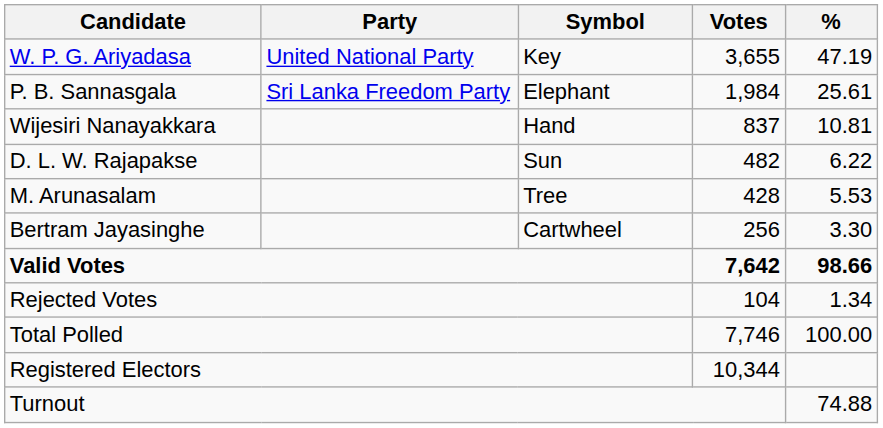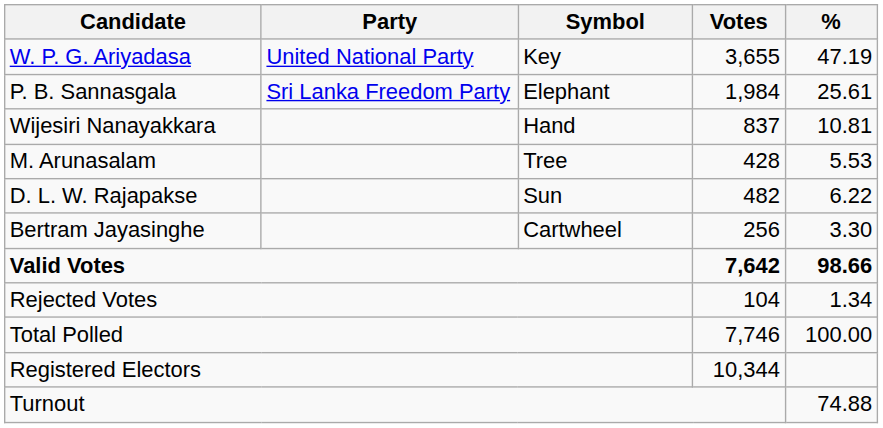rows swapped: (104, 160) <-> (83, 195)
